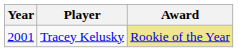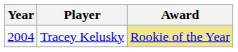(21, 36) 2001 -> (21, 36) 2004
